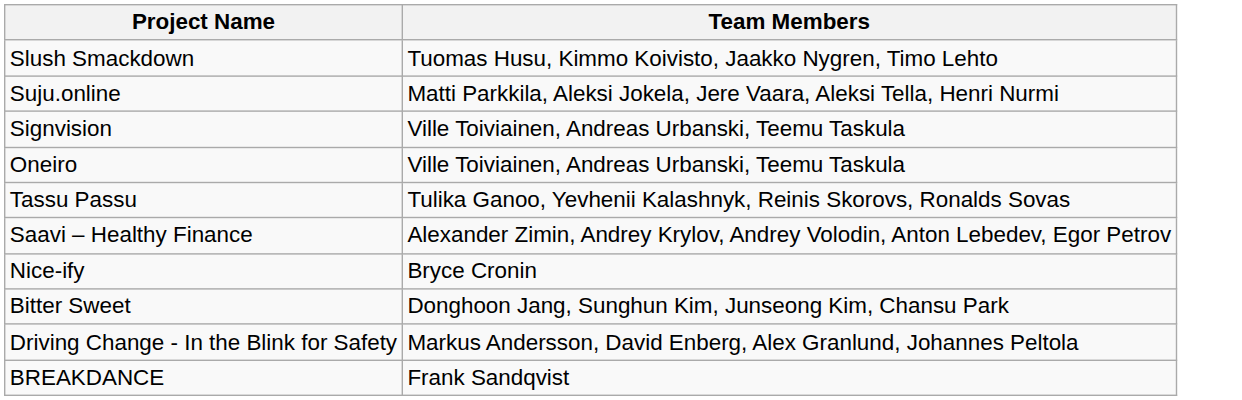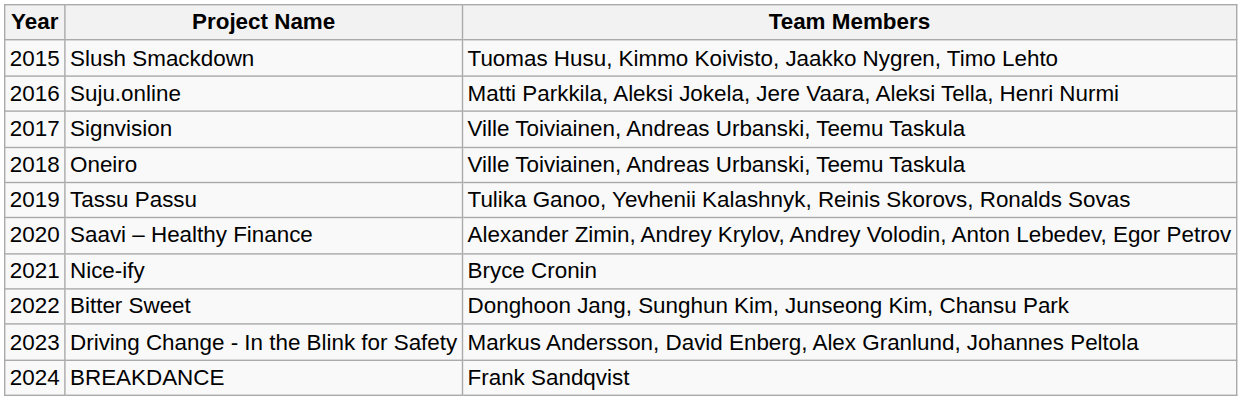+ column: (35, 22)
